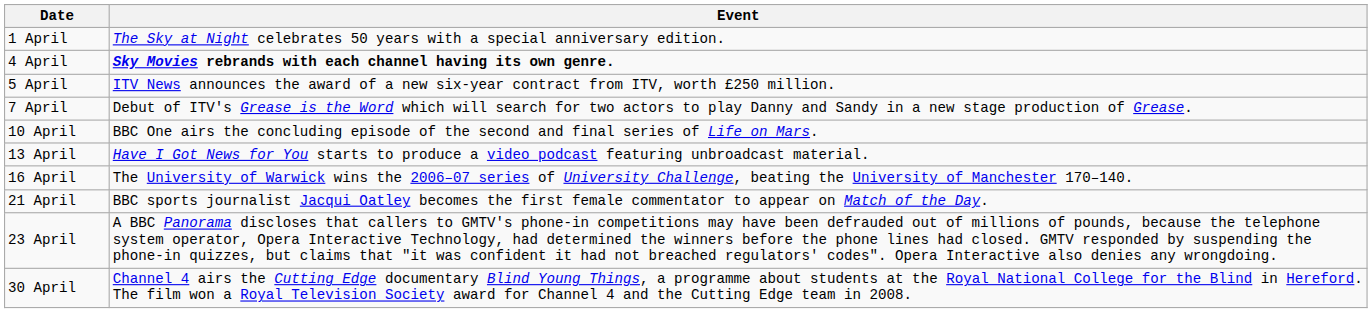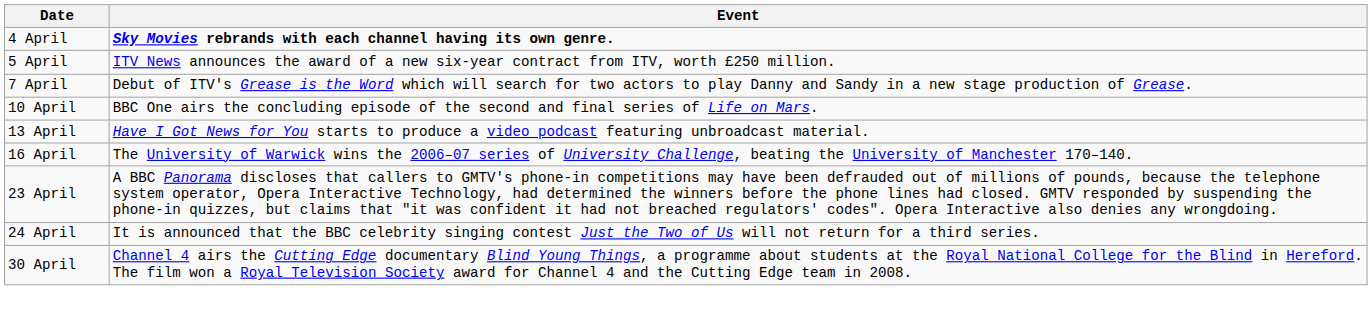- row: (38, 39)
- row: (42, 201)
+ row: (42, 234)
